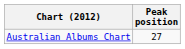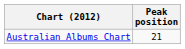(157, 37) 27 -> (157, 37) 21
